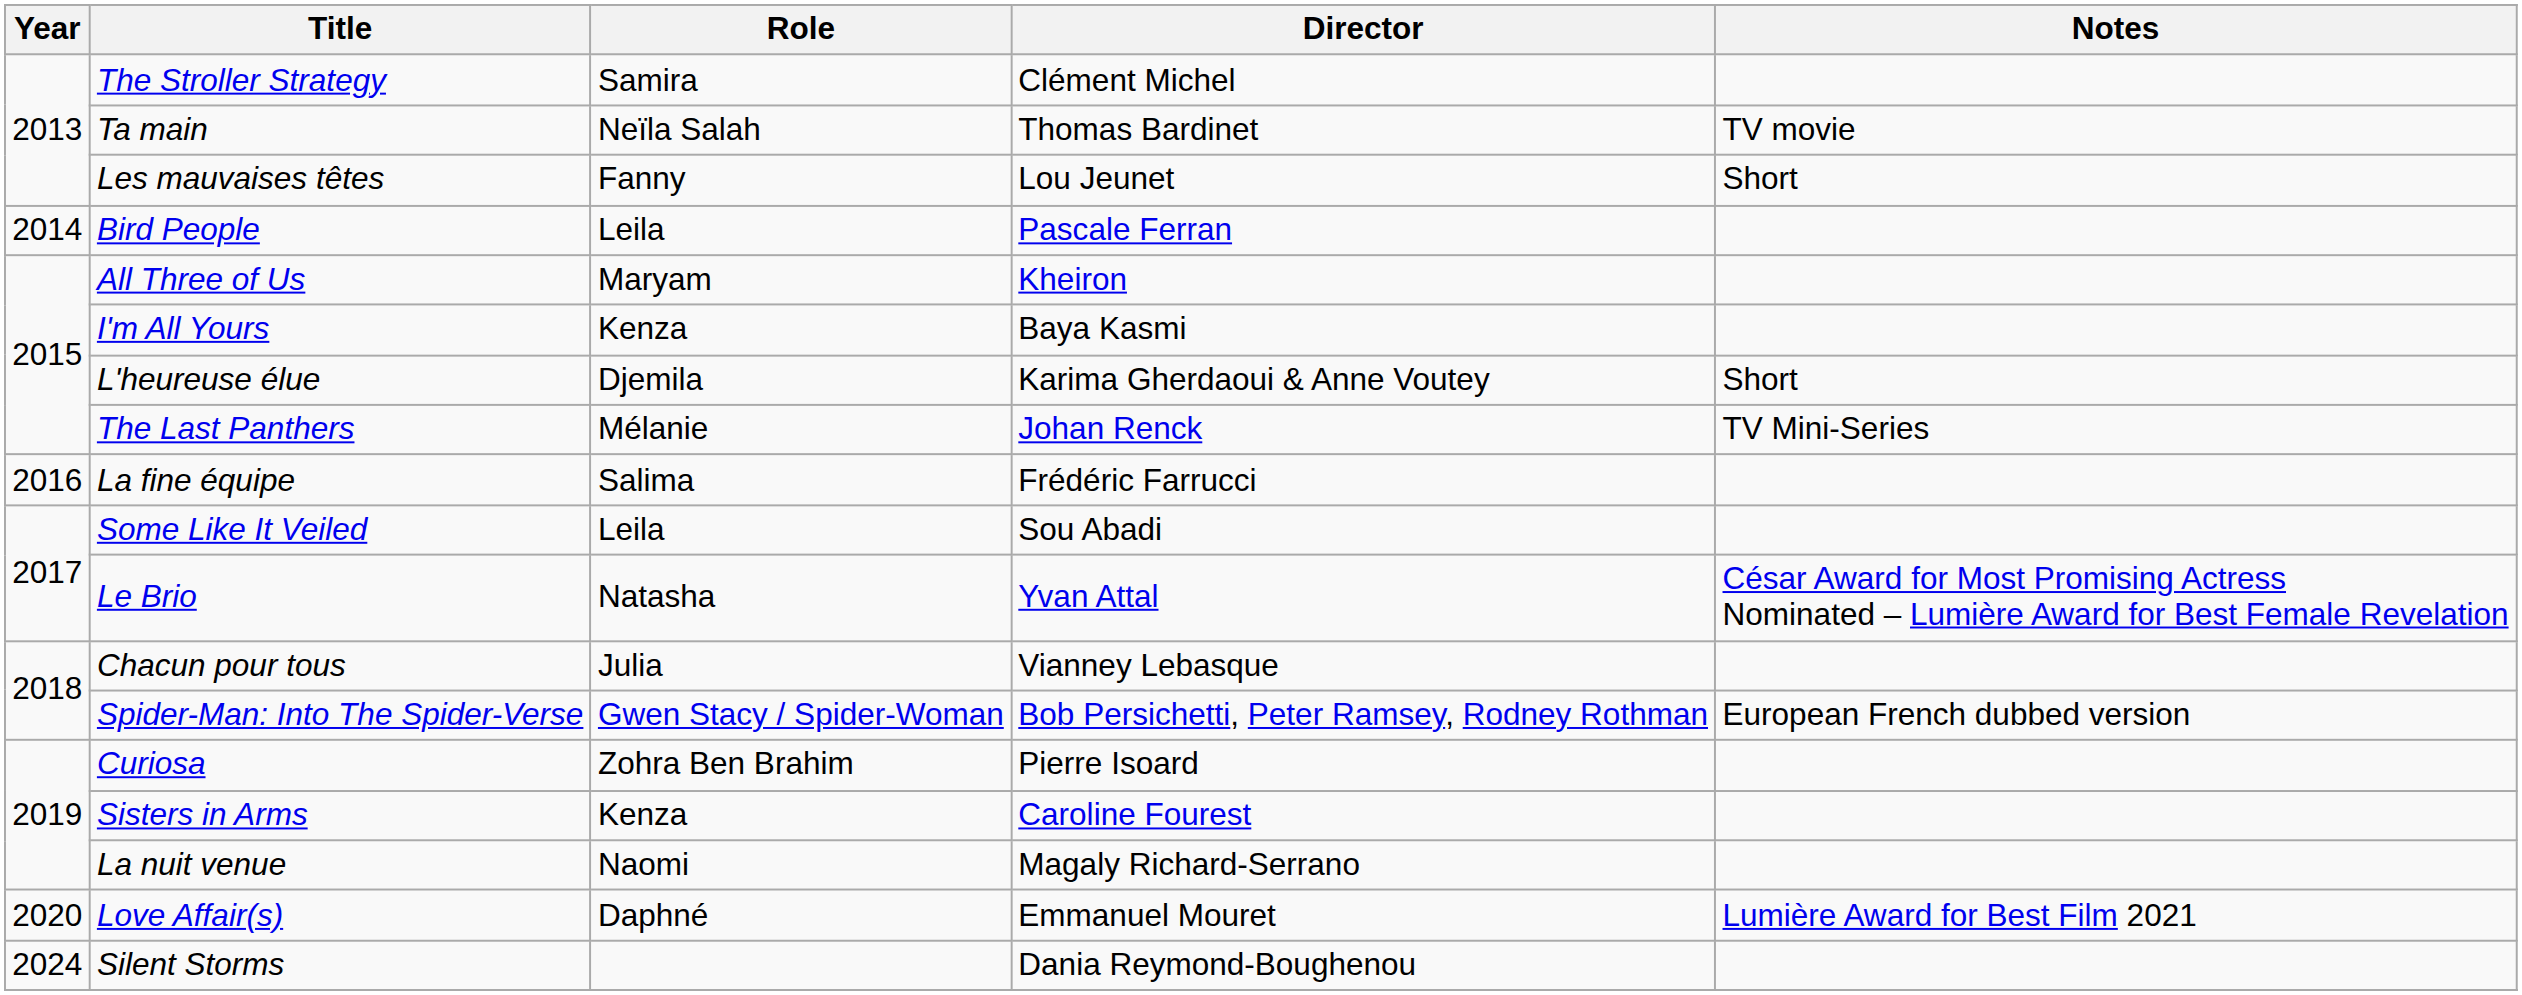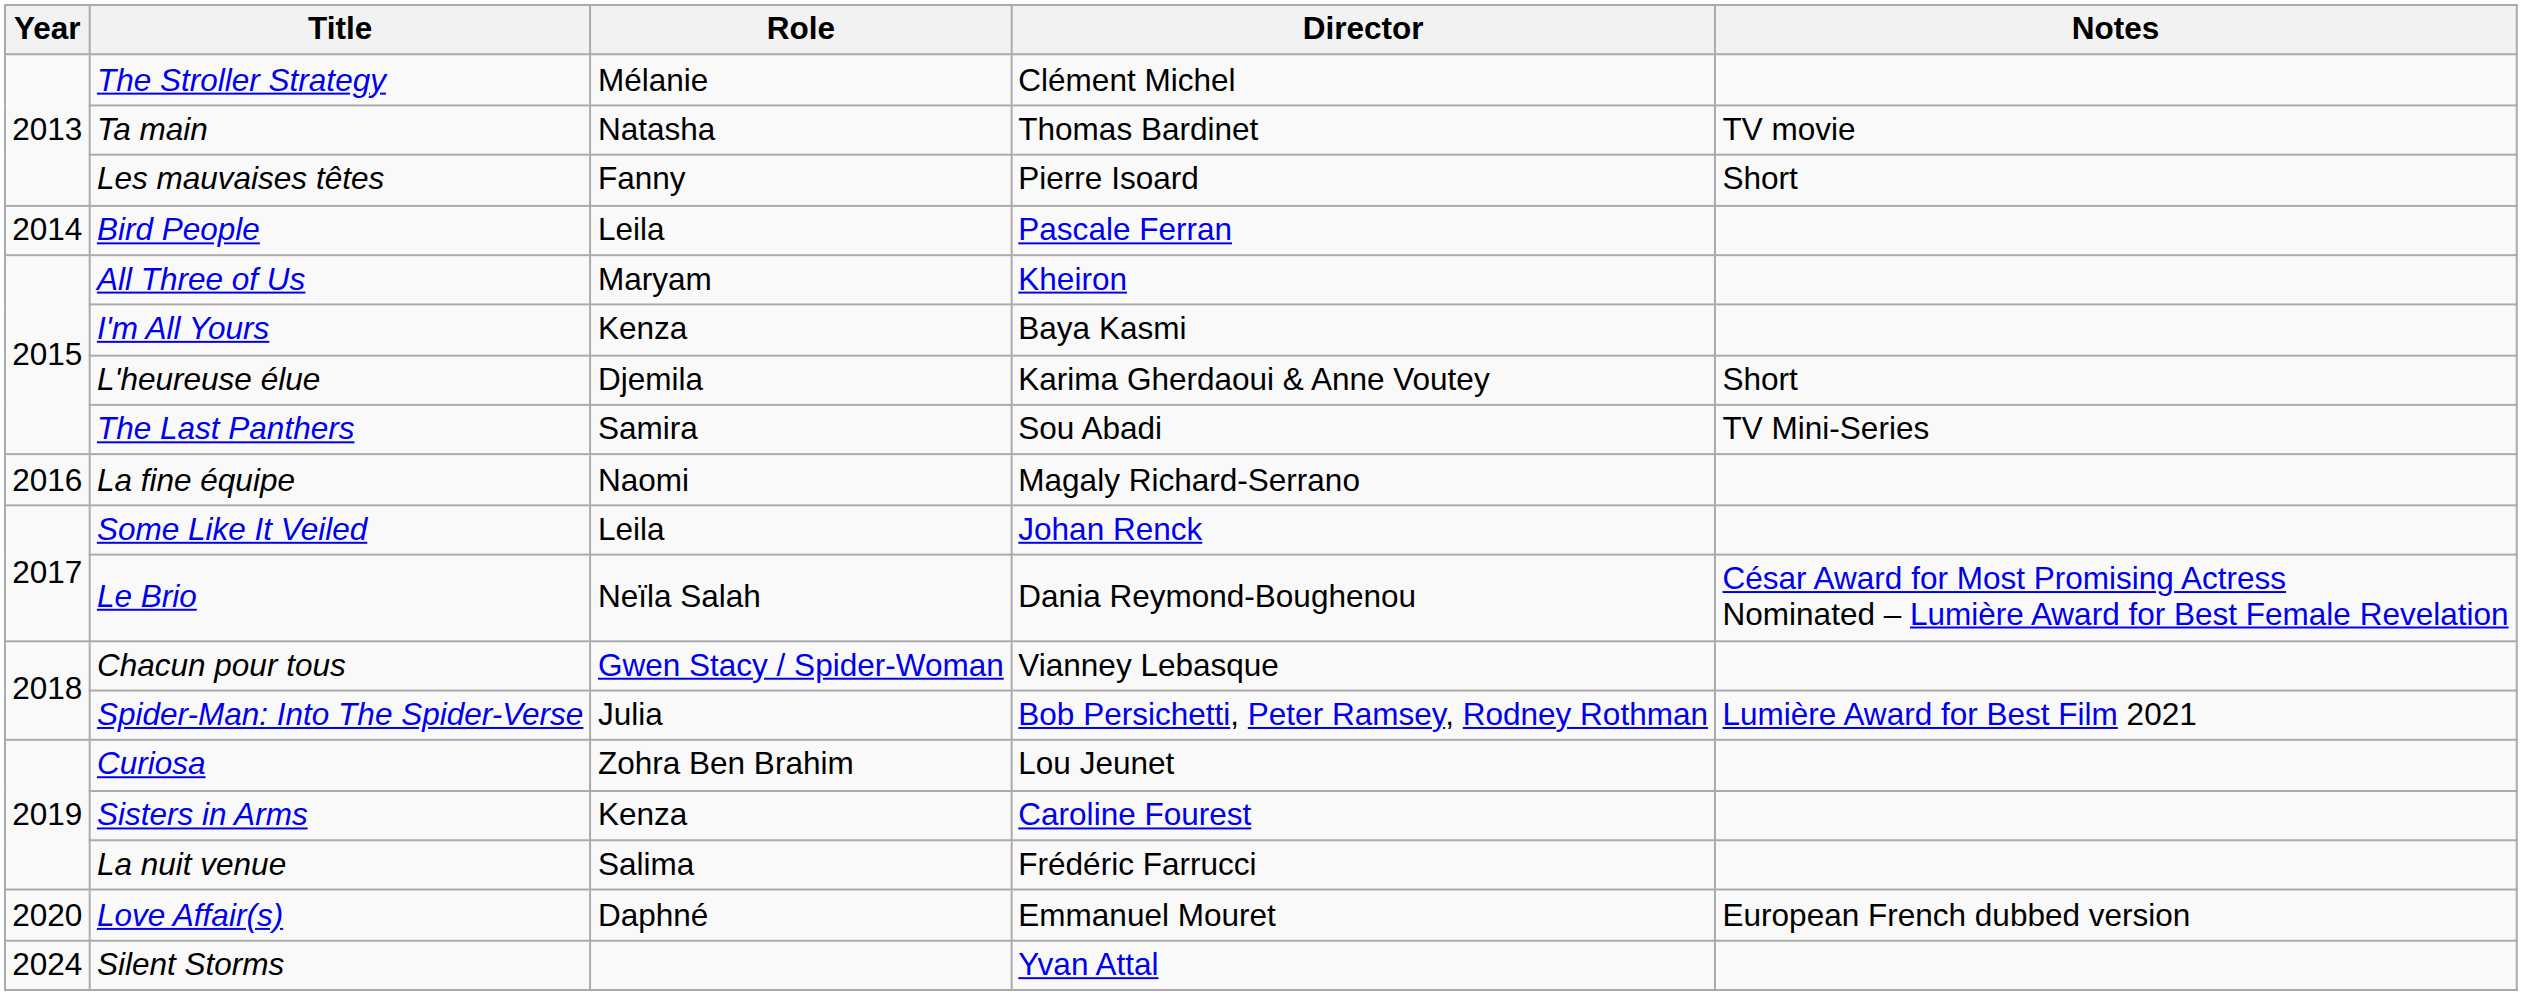(648, 79) Samira -> (653, 79) Mélanie
(679, 129) Neïla Salah -> (657, 129) Natasha
(1096, 179) Lou Jeunet -> (1109, 179) Pierre Isoard
(653, 429) Mélanie -> (648, 429) Samira
(1110, 429) Johan Renck -> (1090, 429) Sou Abadi
(646, 479) Salima -> (643, 479) Naomi
(1137, 479) Frédéric Farrucci -> (1189, 479) Magaly Richard-Serrano
(1090, 529) Sou Abadi -> (1110, 529) Johan Renck
(657, 597) Natasha -> (679, 597) Neïla Salah
(1088, 597) Yvan Attal -> (1217, 597) Dania Reymond-Boughenou
(630, 664) Julia -> (801, 664) Gwen Stacy / Spider-Woman
(801, 714) Gwen Stacy / Spider-Woman -> (630, 714) Julia
(1956, 714) European French dubbed version -> (1960, 714) Lumière Award for Best Film 2021
(1109, 764) Pierre Isoard -> (1096, 764) Lou Jeunet
(643, 864) Naomi -> (646, 864) Salima
(1189, 864) Magaly Richard-Serrano -> (1137, 864) Frédéric Farrucci
(1960, 914) Lumière Award for Best Film 2021 -> (1956, 914) European French dubbed version
(1217, 964) Dania Reymond-Boughenou -> (1088, 964) Yvan Attal
